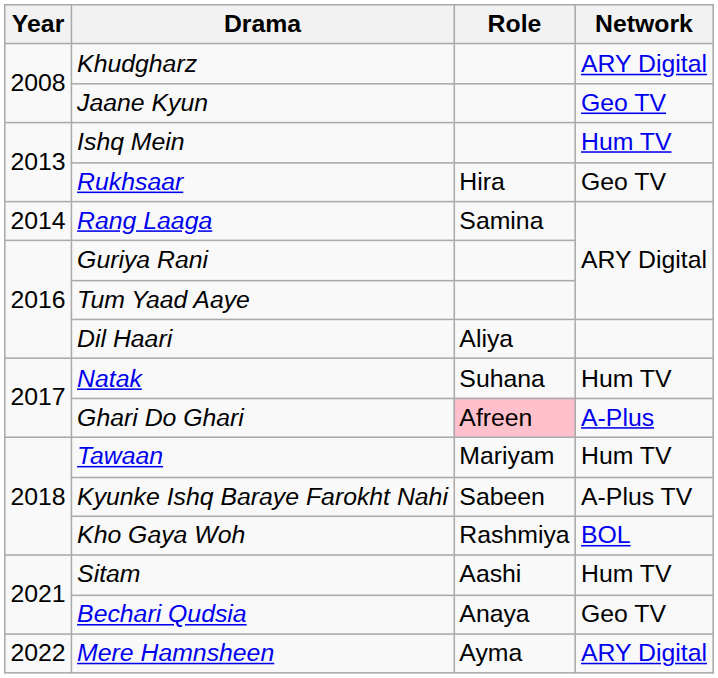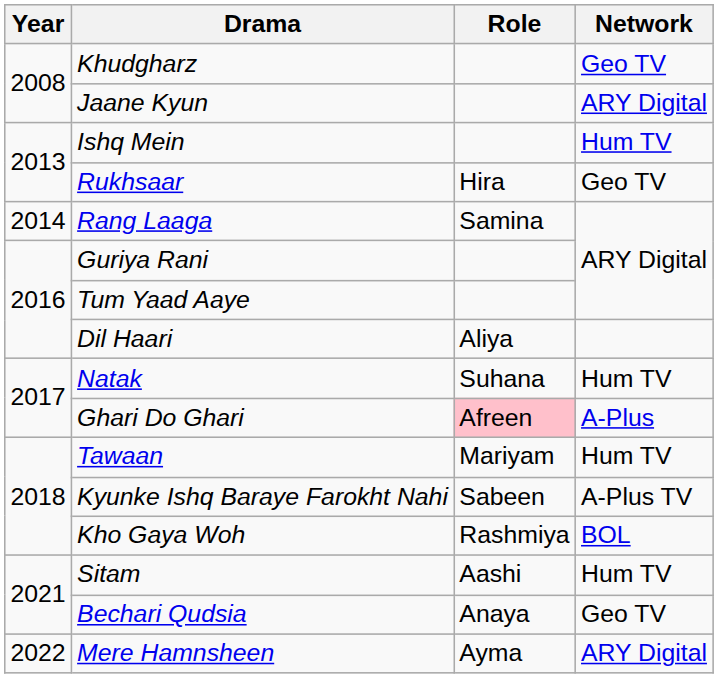(644, 63) ARY Digital -> (624, 63) Geo TV
(624, 102) Geo TV -> (644, 102) ARY Digital
